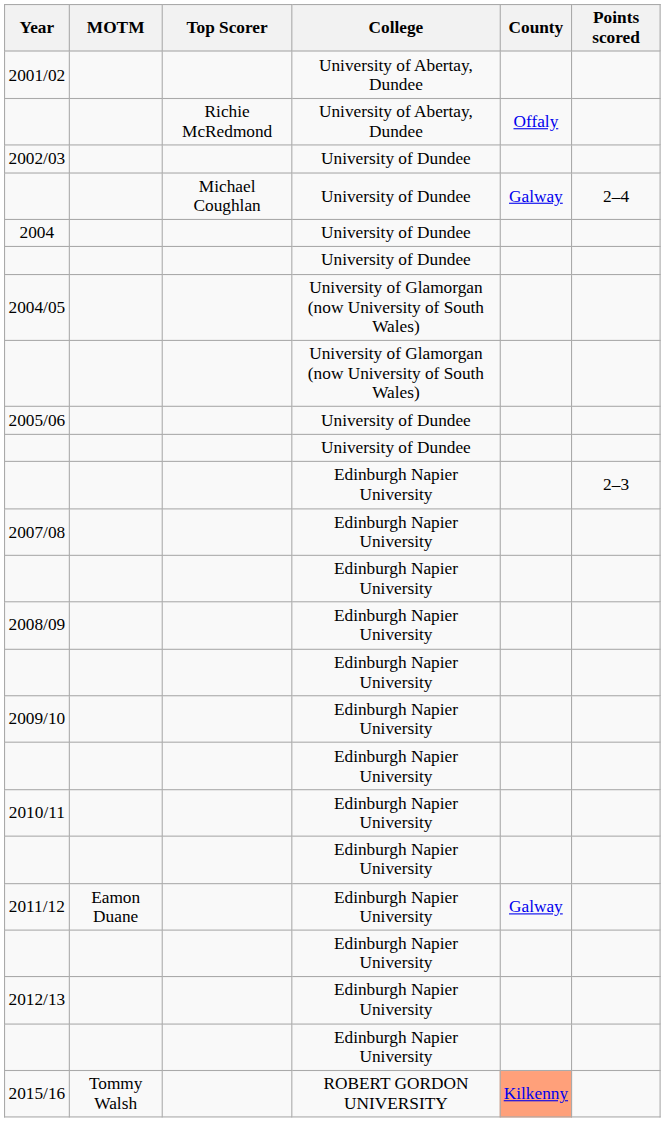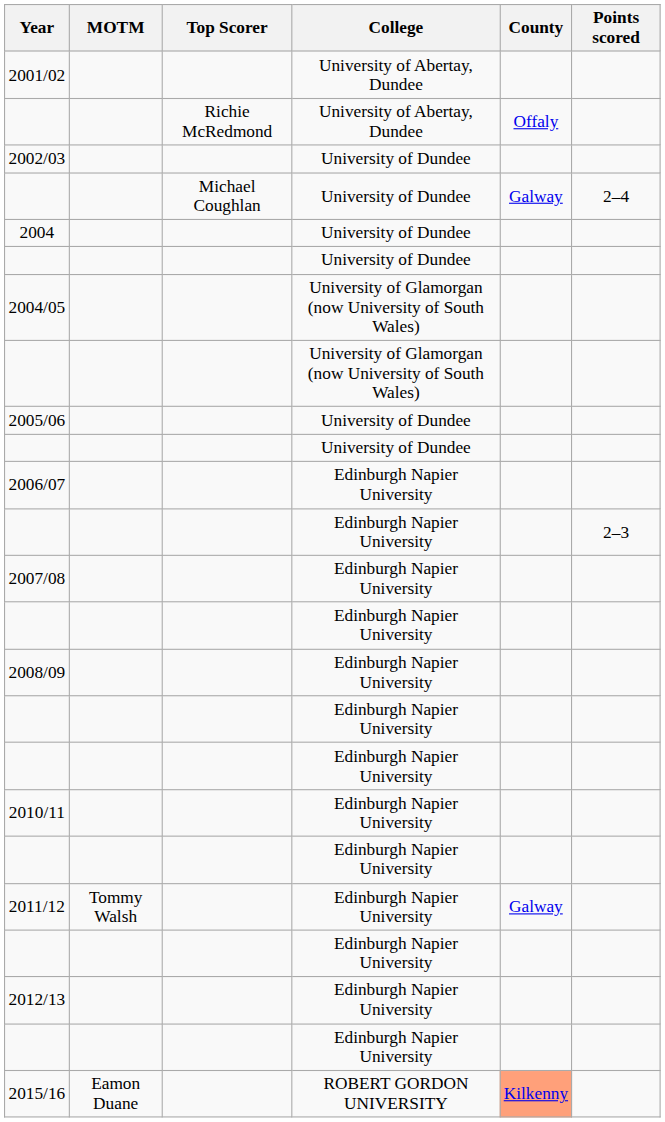+ row: (37, 484)
- row: (37, 719)
(116, 906) Eamon Duane -> (116, 906) Tommy Walsh
(116, 1093) Tommy Walsh -> (116, 1093) Eamon Duane
